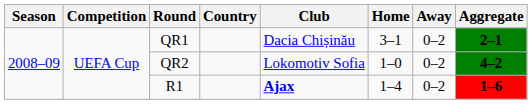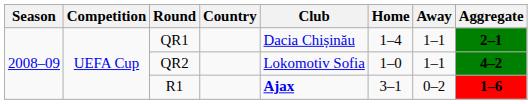(391, 39) 3–1 -> (391, 39) 1–4
(434, 39) 0–2 -> (434, 39) 1–1
(434, 63) 0–2 -> (434, 63) 1–1
(391, 87) 1–4 -> (391, 87) 3–1
